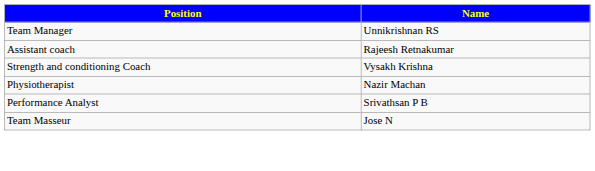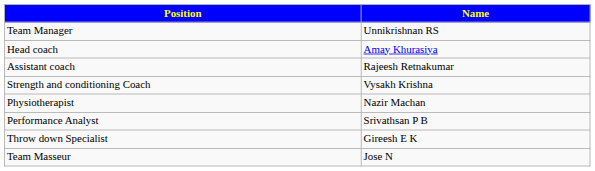+ row: (32, 48)
+ row: (57, 138)
